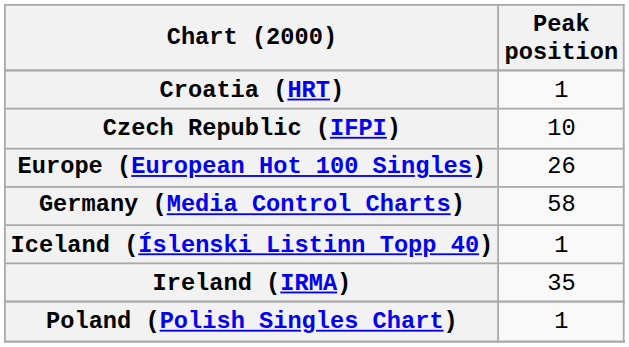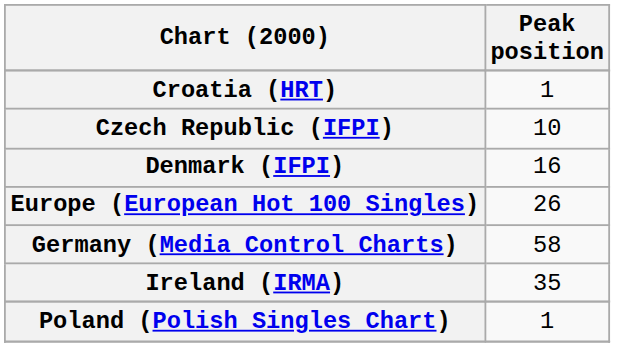+ row: (245, 167)
- row: (252, 244)
